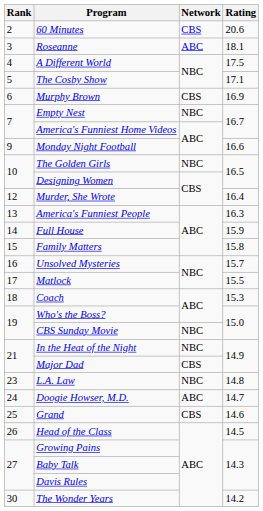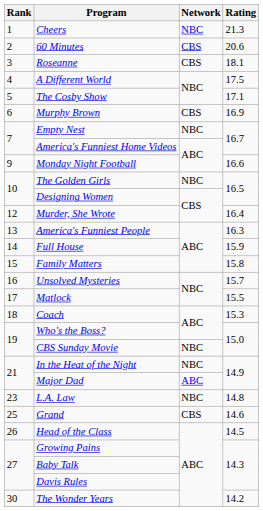+ row: (51, 29)
(192, 46) ABC -> (191, 63) CBS
(191, 364) CBS -> (192, 381) ABC
- row: (82, 398)
